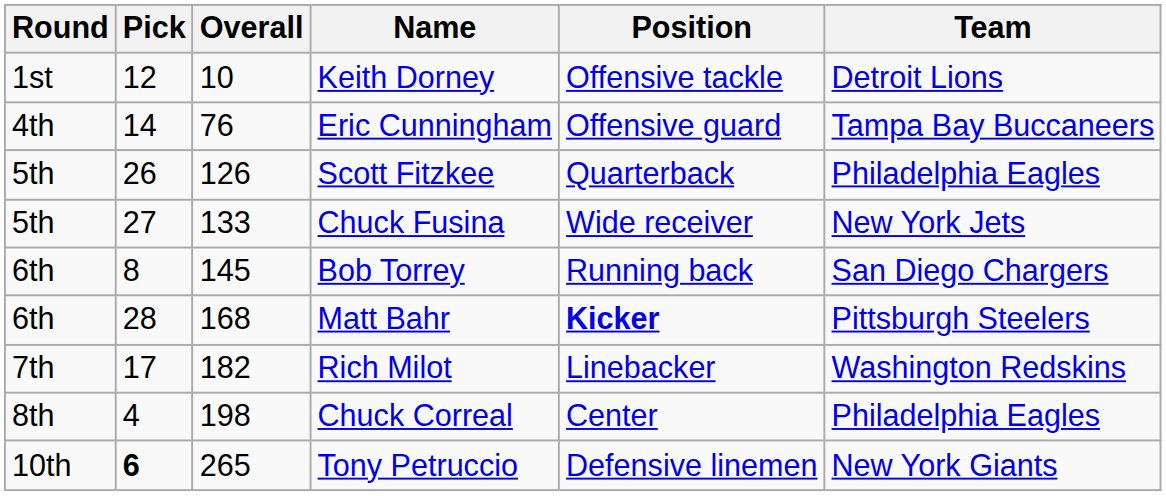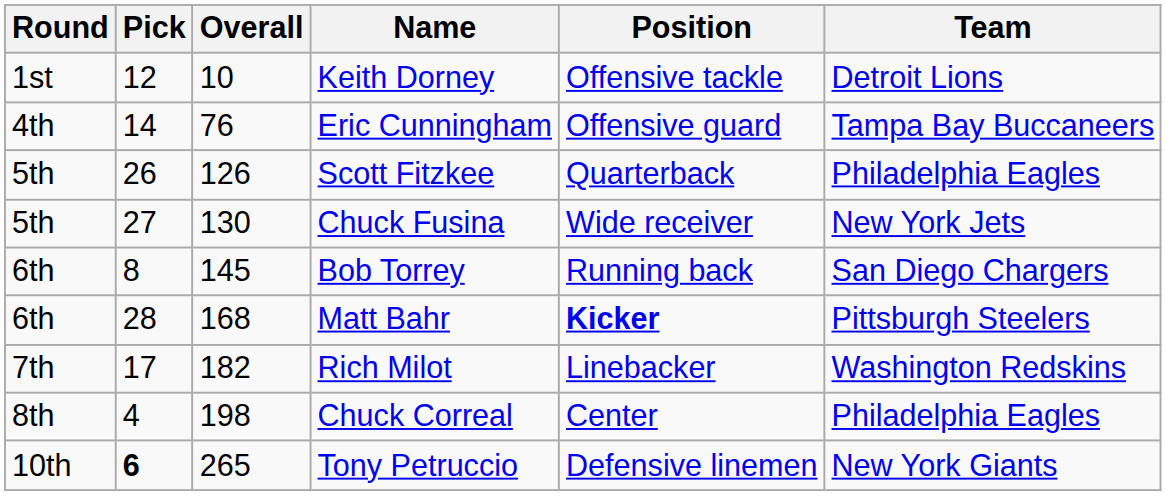(225, 222) 133 -> (225, 222) 130
